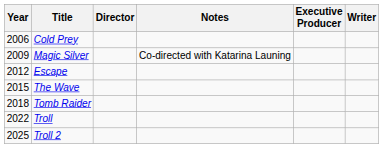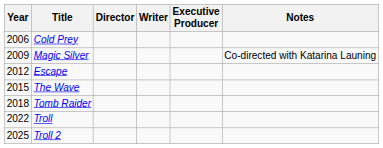columns swapped: (362, 18) <-> (215, 18)
